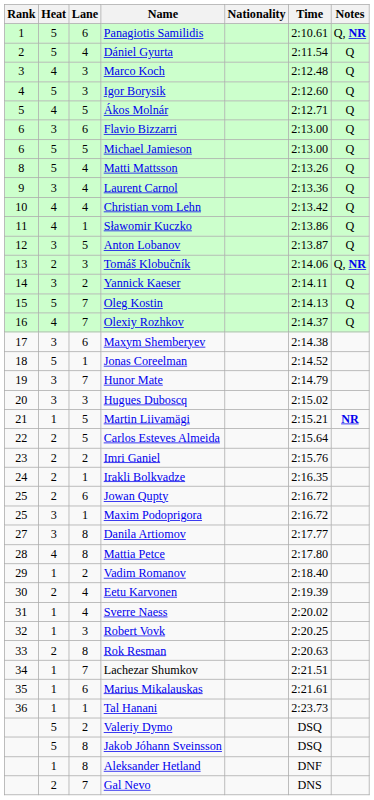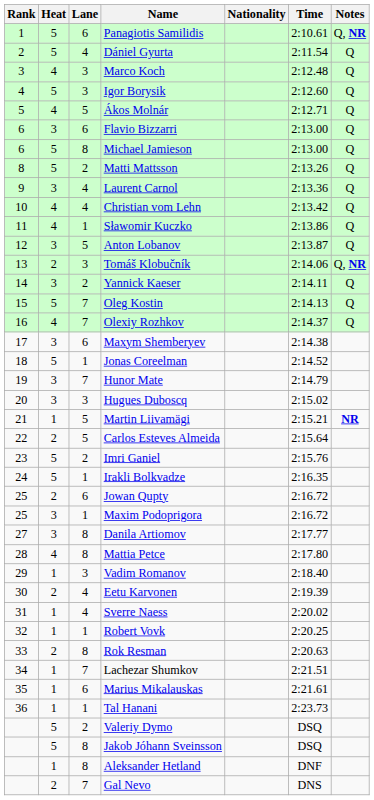(85, 149) 5 -> (85, 149) 8
(85, 168) 4 -> (85, 168) 2
(54, 457) 2 -> (54, 457) 5
(54, 476) 2 -> (54, 476) 5
(85, 573) 2 -> (85, 573) 3
(85, 631) 3 -> (85, 631) 1
